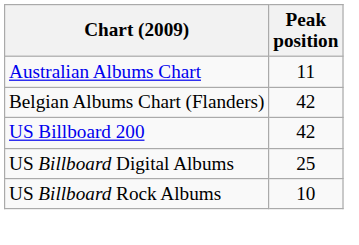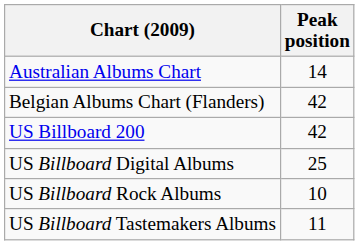(306, 71) 11 -> (317, 71) 14
+ row: (142, 224)
